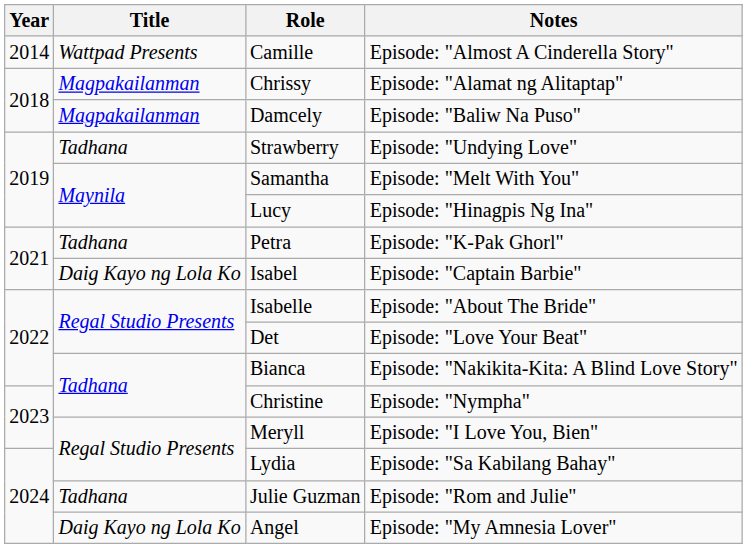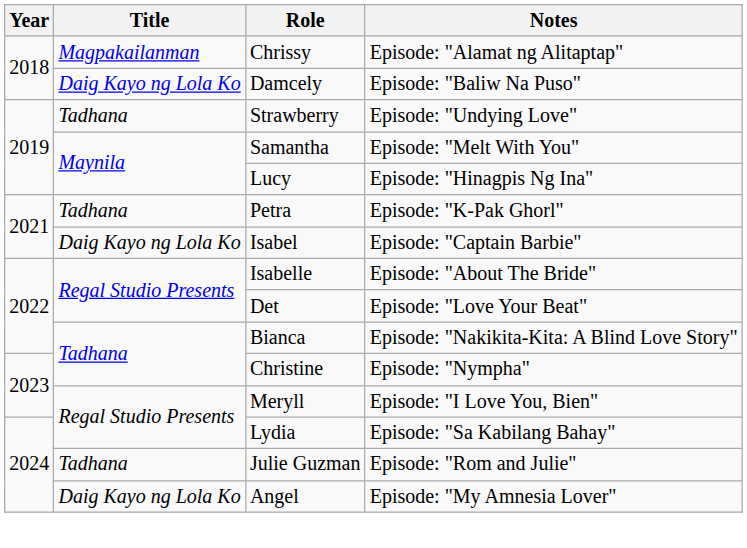- row: (282, 52)
(129, 115) Magpakailanman -> (150, 83) Daig Kayo ng Lola Ko
